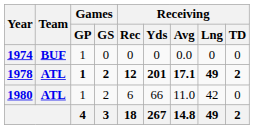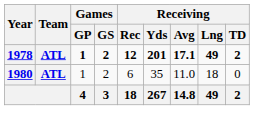- row: (20, 54)
(157, 94) 66 -> (157, 74) 35
(212, 94) 42 -> (212, 74) 18
